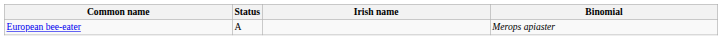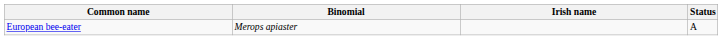columns swapped: (604, 12) <-> (247, 12)
